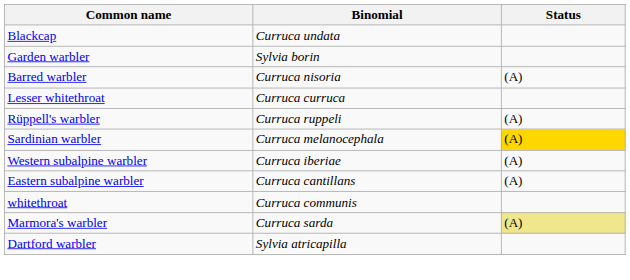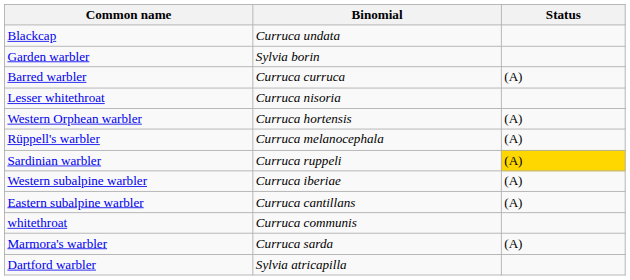(298, 77) Curruca nisoria -> (301, 77) Curruca curruca
(301, 98) Curruca curruca -> (298, 98) Curruca nisoria
+ row: (75, 118)
(299, 118) Curruca ruppeli -> (320, 139) Curruca melanocephala
(320, 139) Curruca melanocephala -> (299, 160) Curruca ruppeli
(513, 222) khaki background -> (513, 243) no background
